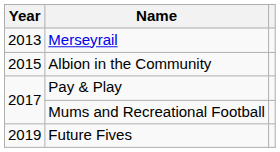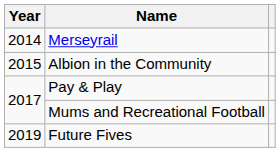(25, 40) 2013 -> (25, 40) 2014
